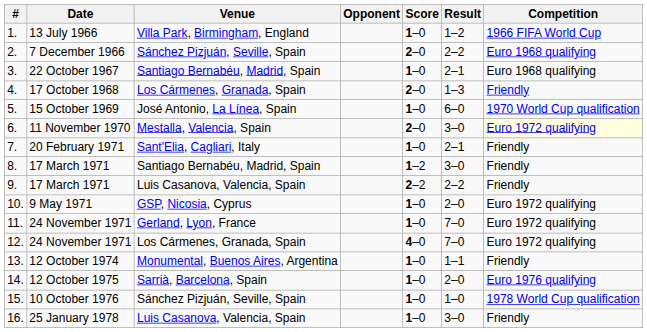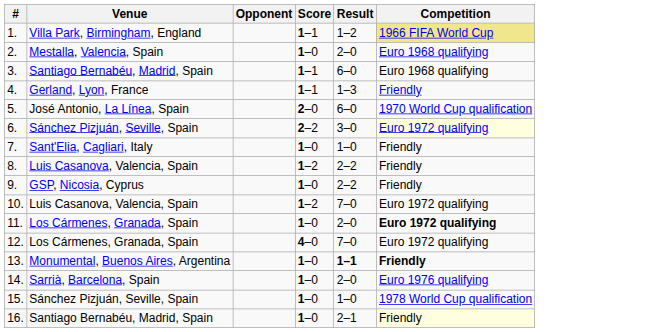- column: (80, 14)
(415, 33) 1–0 -> (308, 33) 1–1
(544, 33) no background -> (436, 33) khaki background
(221, 52) Sánchez Pizjuán, Seville, Spain -> (96, 52) Mestalla, Valencia, Spain
(415, 52) 2–0 -> (308, 52) 1–0
(454, 52) 2–2 -> (347, 52) 2–0
(415, 71) 1–0 -> (308, 71) 1–1
(454, 71) 2–1 -> (347, 71) 6–0
(221, 90) Los Cármenes, Granada, Spain -> (89, 90) Gerland, Lyon, France
(415, 90) 2–0 -> (308, 90) 1–1
(415, 109) 1–0 -> (308, 109) 2–0
(204, 128) Mestalla, Valencia, Spain -> (114, 128) Sánchez Pizjuán, Seville, Spain
(415, 128) 2–0 -> (308, 128) 2–2
(454, 147) 2–1 -> (347, 147) 1–0
(229, 166) Santiago Bernabéu, Madrid, Spain -> (114, 166) Luis Casanova, Valencia, Spain
(454, 166) 3–0 -> (347, 166) 2–2
(221, 185) Luis Casanova, Valencia, Spain -> (87, 185) GSP, Nicosia, Cyprus
(415, 185) 2–2 -> (308, 185) 1–0
(194, 204) GSP, Nicosia, Cyprus -> (114, 204) Luis Casanova, Valencia, Spain
(415, 204) 1–0 -> (308, 204) 1–2
(454, 204) 2–0 -> (347, 204) 7–0
(196, 223) Gerland, Lyon, France -> (114, 223) Los Cármenes, Granada, Spain
(454, 223) 7–0 -> (347, 223) 2–0
(541, 223) normal -> (438, 223) bold
(454, 261) normal -> (347, 261) bold
(508, 261) normal -> (402, 261) bold
(221, 318) Luis Casanova, Valencia, Spain -> (121, 318) Santiago Bernabéu, Madrid, Spain
(454, 318) 3–0 -> (347, 318) 2–1
(508, 318) no background -> (400, 318) lightyellow background
